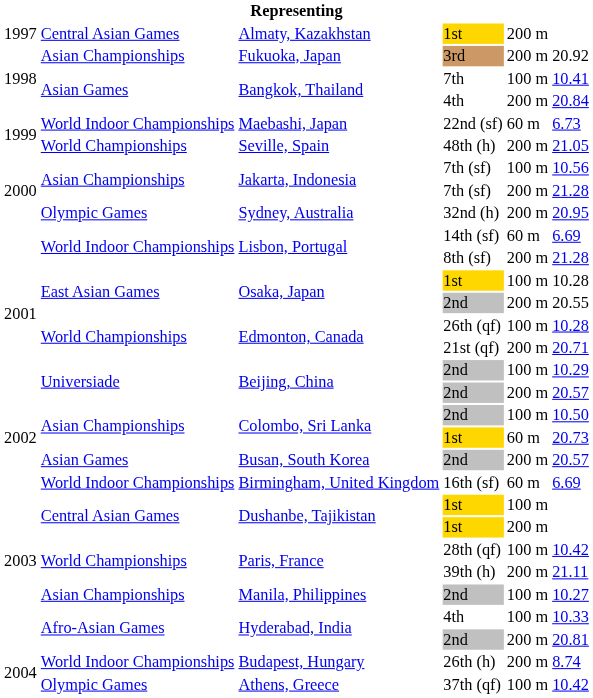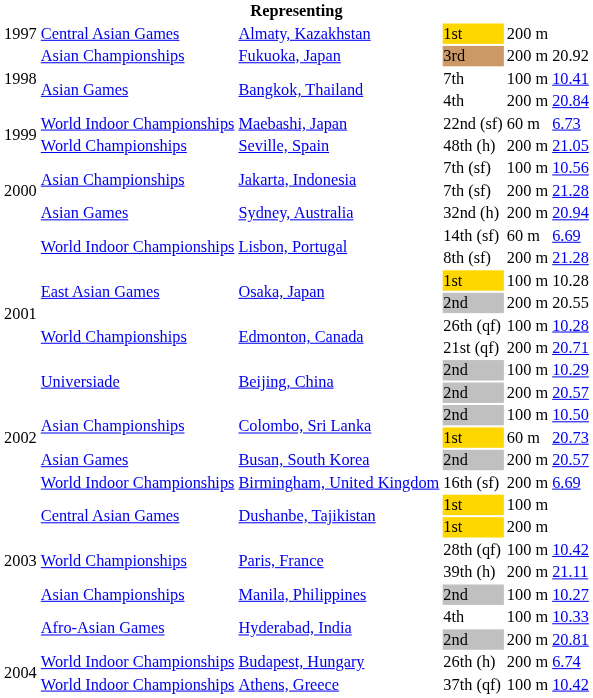(94, 213) Olympic Games -> (85, 213) Asian Games
(571, 213) 20.95 -> (571, 213) 20.94
(523, 482) 60 m -> (527, 482) 200 m
(566, 661) 8.74 -> (566, 661) 6.74
(94, 684) Olympic Games -> (138, 684) World Indoor Championships
